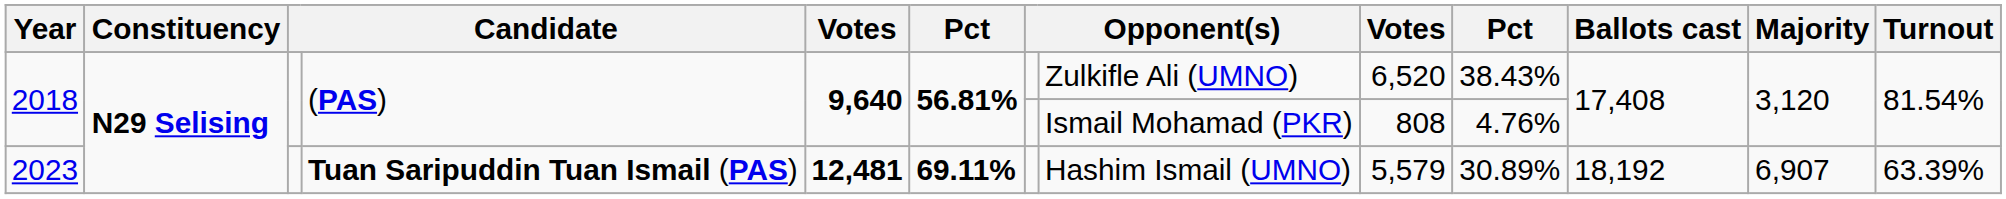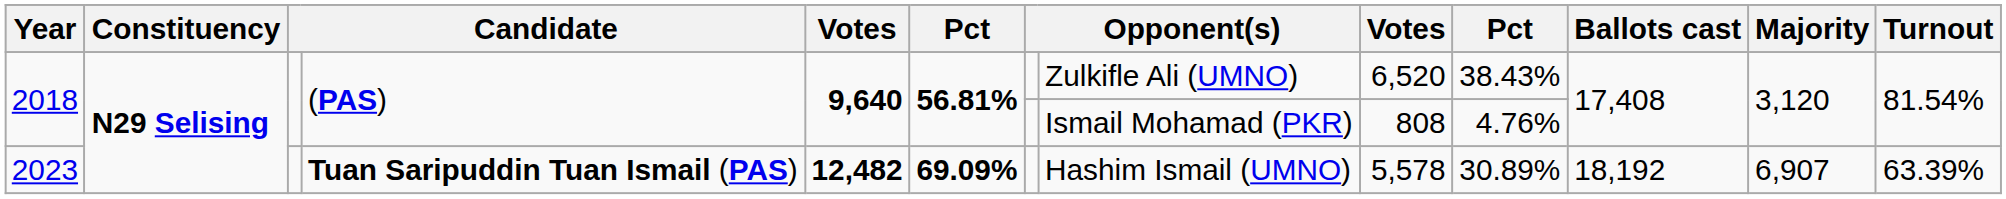(857, 170) 12,481 -> (857, 170) 12,482
(966, 170) 69.11% -> (967, 170) 69.09%
(1408, 170) 5,579 -> (1408, 170) 5,578
